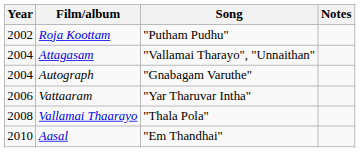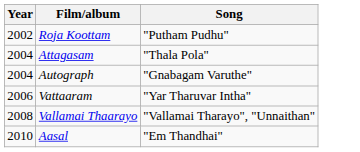- column: (336, 14)
(229, 55) "Vallamai Tharayo", "Unnaithan" -> (176, 55) "Thala Pola"
(176, 116) "Thala Pola" -> (229, 116) "Vallamai Tharayo", "Unnaithan"
